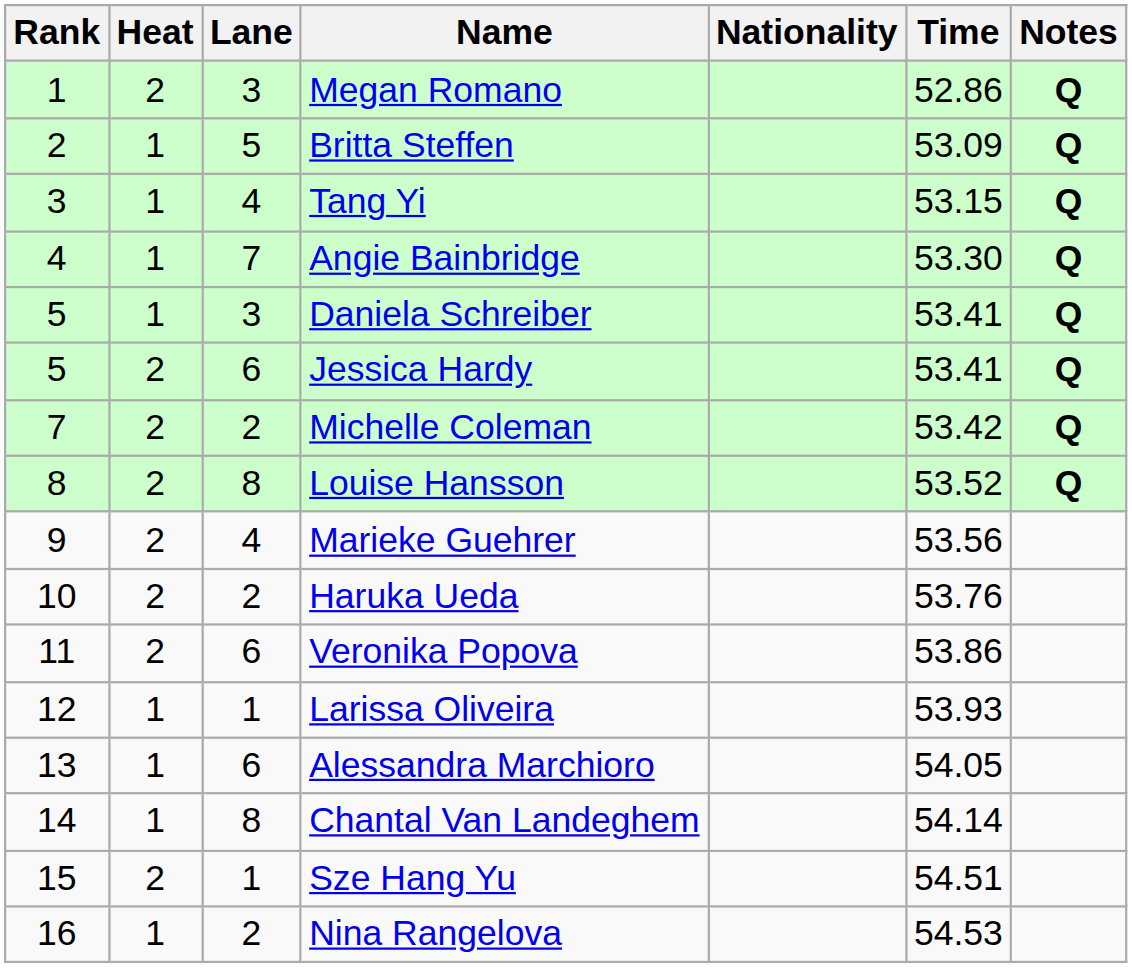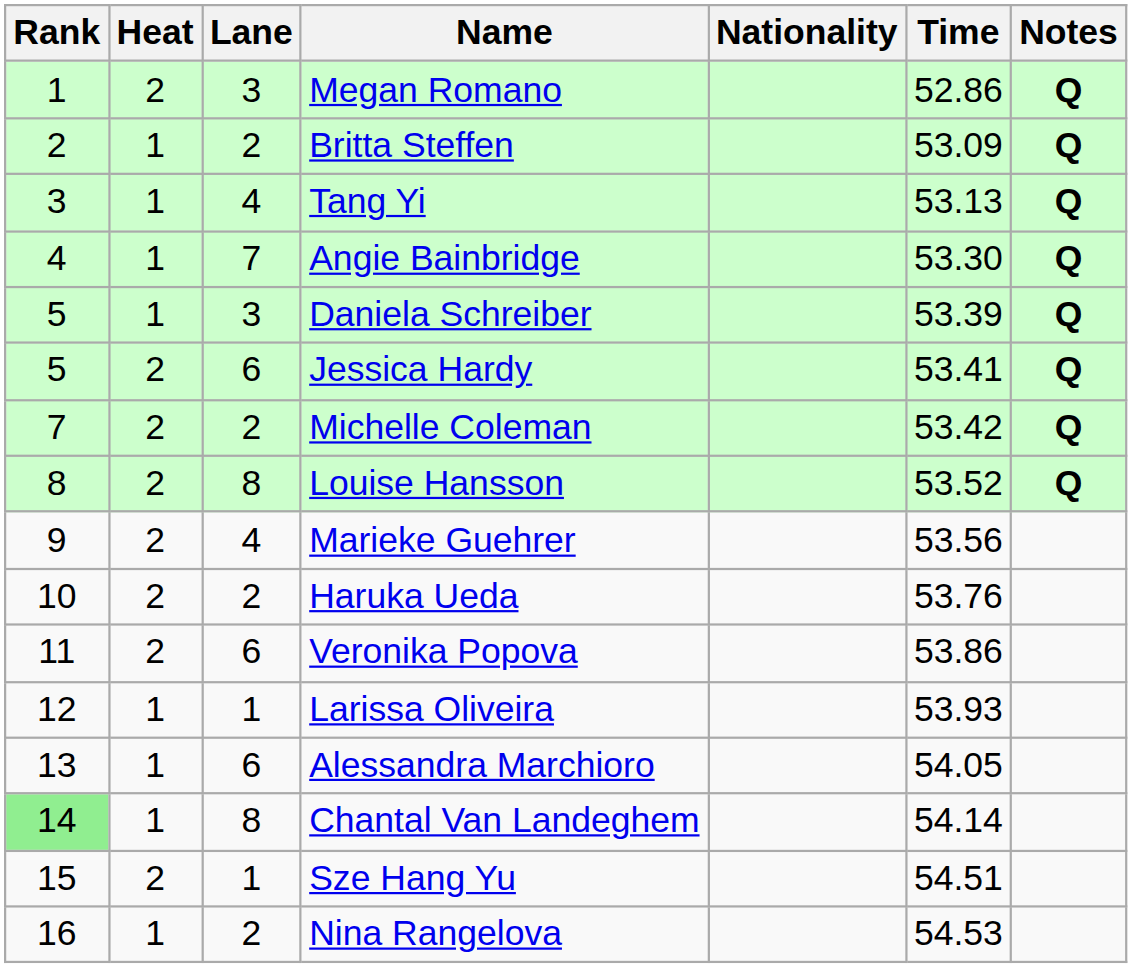(251, 145) 5 -> (251, 145) 2
(958, 201) 53.15 -> (958, 201) 53.13
(958, 314) 53.41 -> (958, 314) 53.39
(57, 821) no background -> (57, 821) lightgreen background
